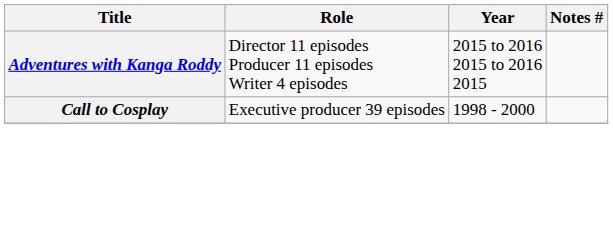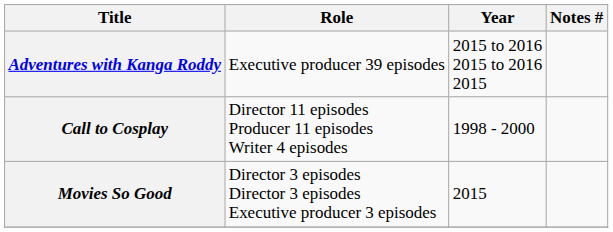(301, 63) Director 11 episodes Producer 11 episodes Writer 4 episodes -> (337, 63) Executive producer 39 episodes
(337, 109) Executive producer 39 episodes -> (301, 128) Director 11 episodes Producer 11 episodes Writer 4 episodes
+ row: (115, 194)
